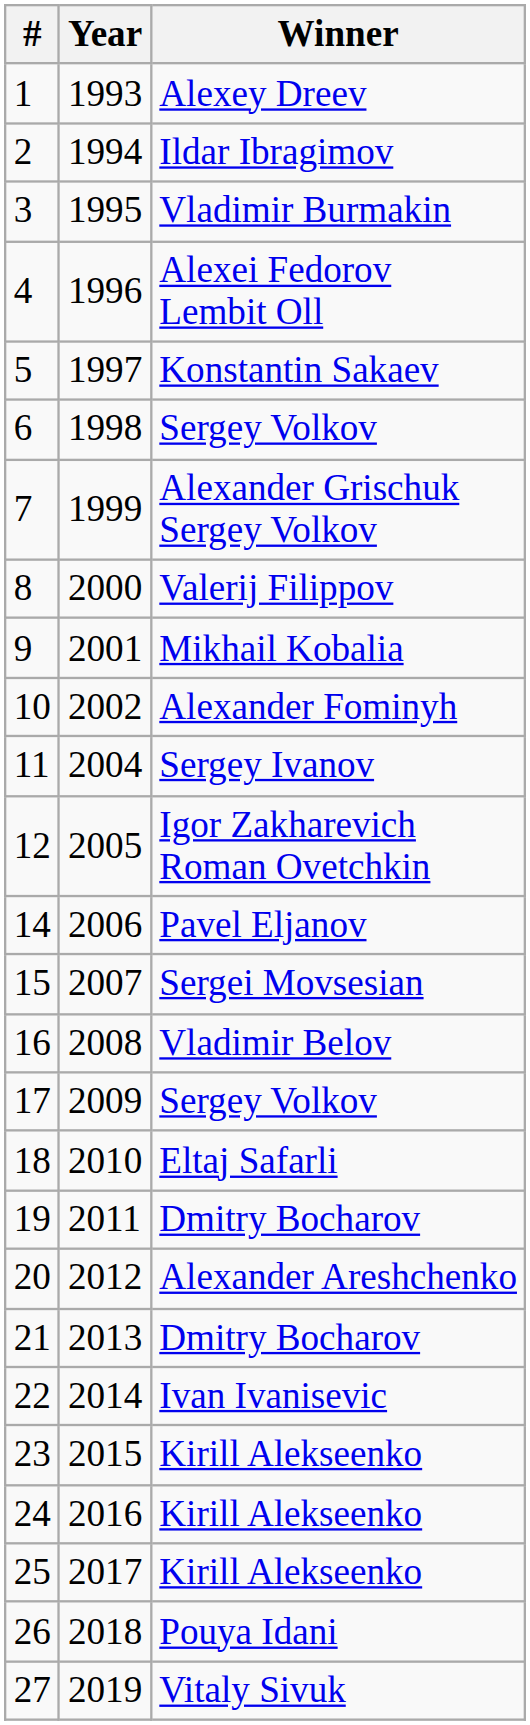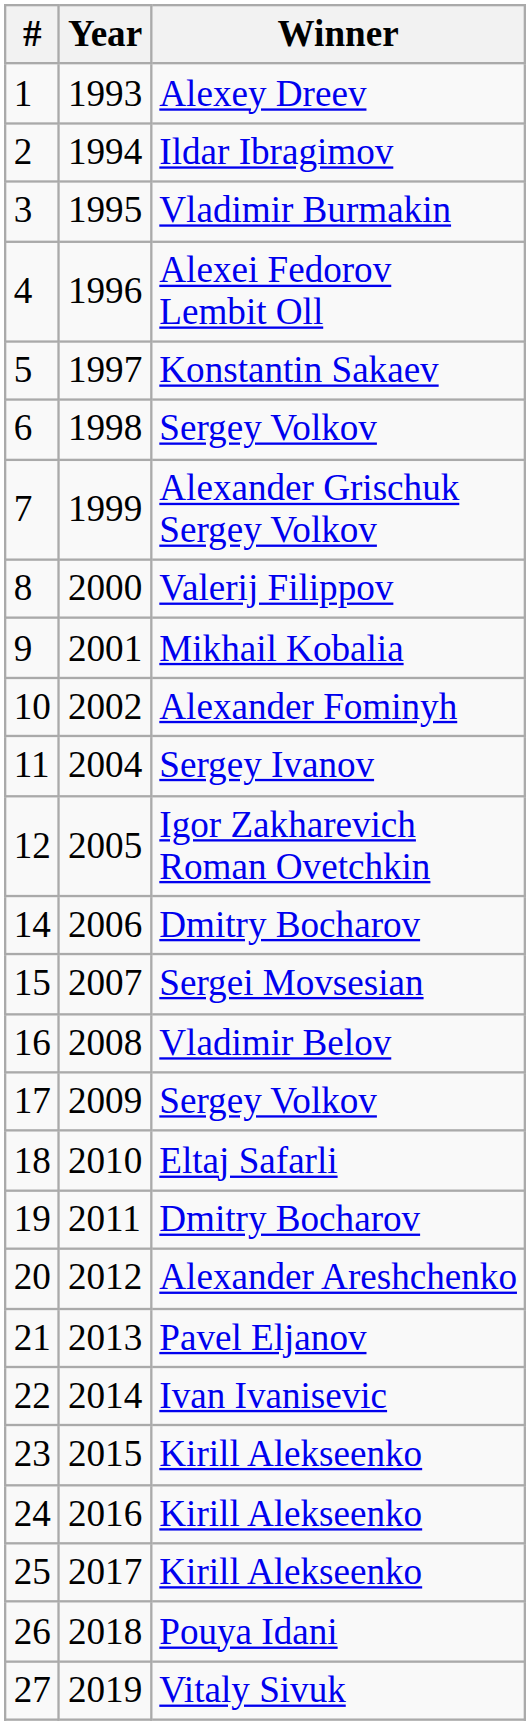(263, 924) Pavel Eljanov -> (290, 924) Dmitry Bocharov
(290, 1336) Dmitry Bocharov -> (263, 1336) Pavel Eljanov
